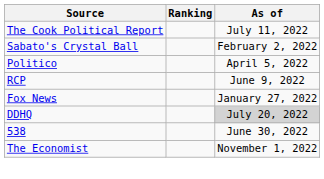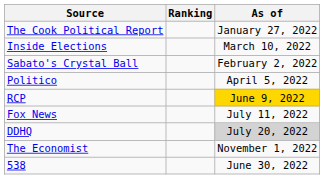(267, 30) July 11, 2022 -> (267, 30) January 27, 2022
+ row: (57, 47)
(267, 81) no background -> (267, 98) gold background
(267, 98) January 27, 2022 -> (267, 115) July 11, 2022
rows swapped: (16, 132) <-> (48, 148)
